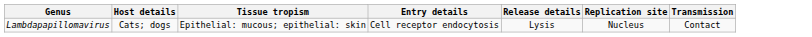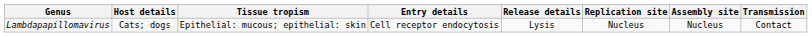+ column: (705, 11)
